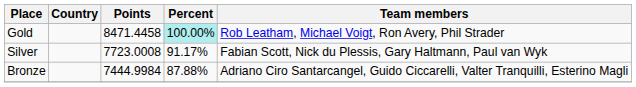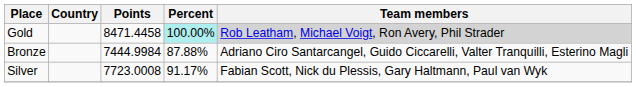(362, 33) no background -> (362, 33) lightgrey background
rows swapped: (22, 52) <-> (26, 71)
